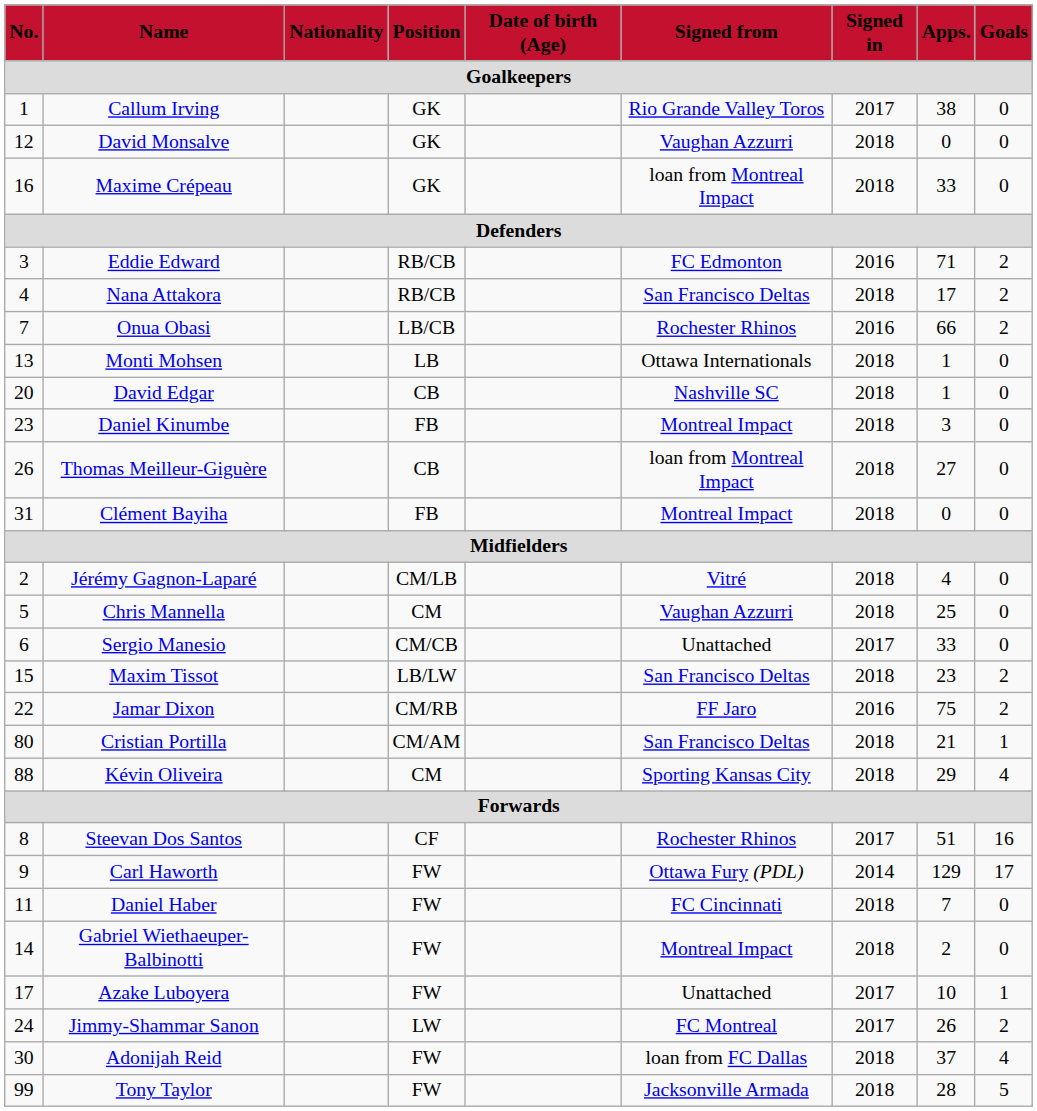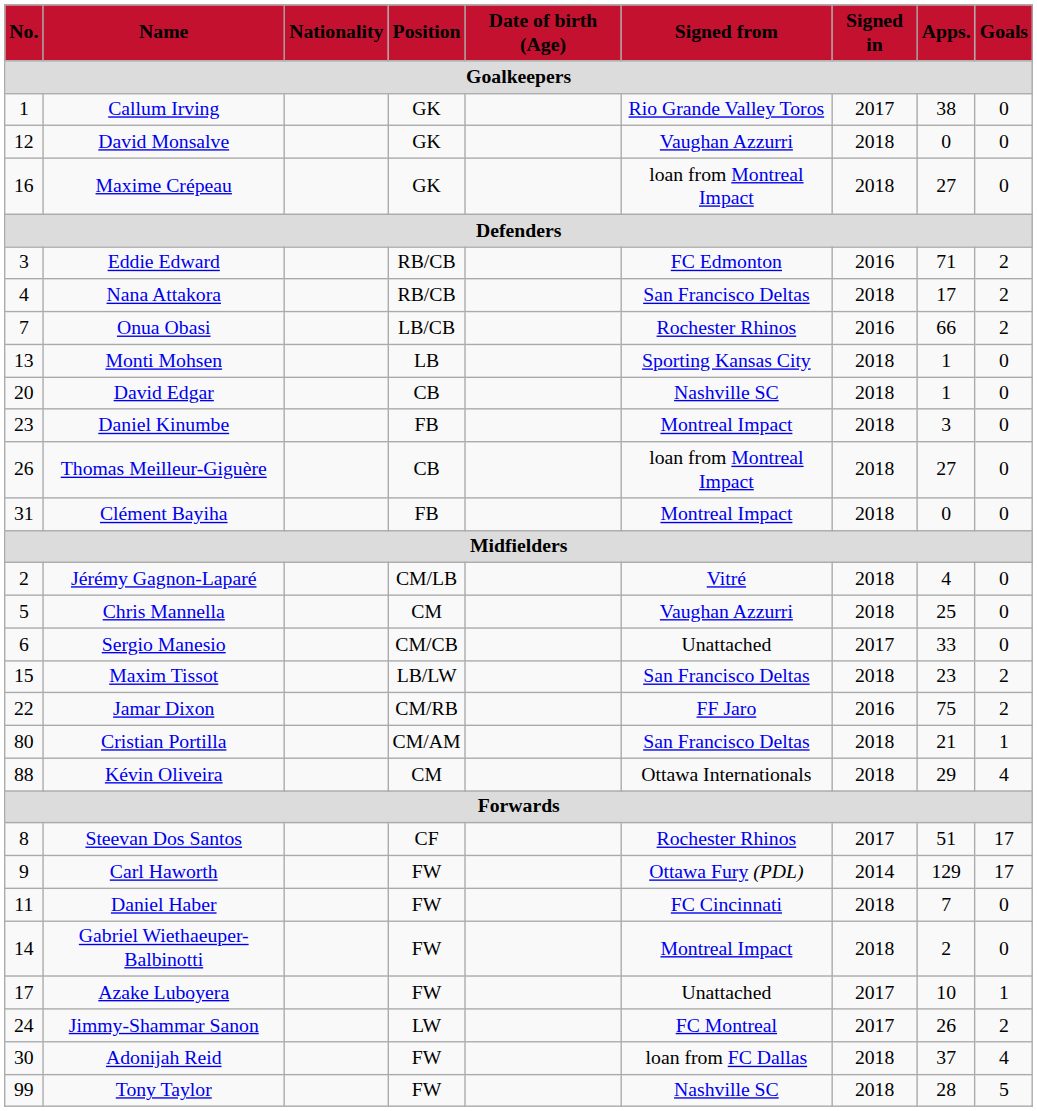(946, 186) 33 -> (946, 186) 27
(726, 360) Ottawa Internationals -> (726, 360) Sporting Kansas City
(726, 774) Sporting Kansas City -> (726, 774) Ottawa Internationals
(1004, 839) 16 -> (1004, 839) 17
(726, 1090) Jacksonville Armada -> (726, 1090) Nashville SC
